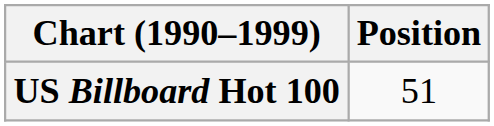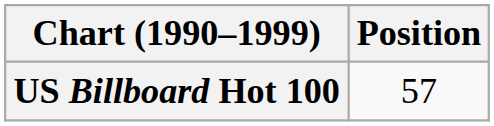(419, 90) 51 -> (419, 90) 57
